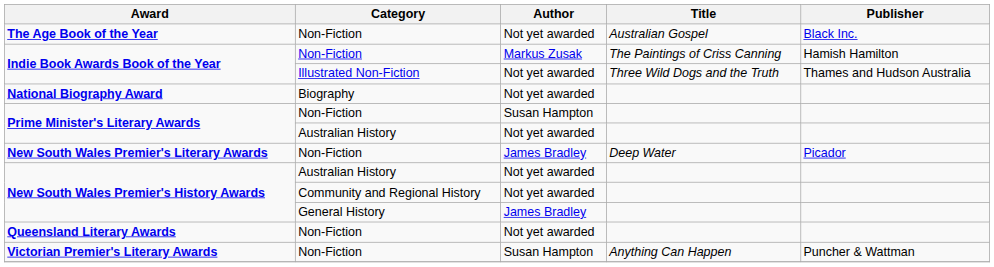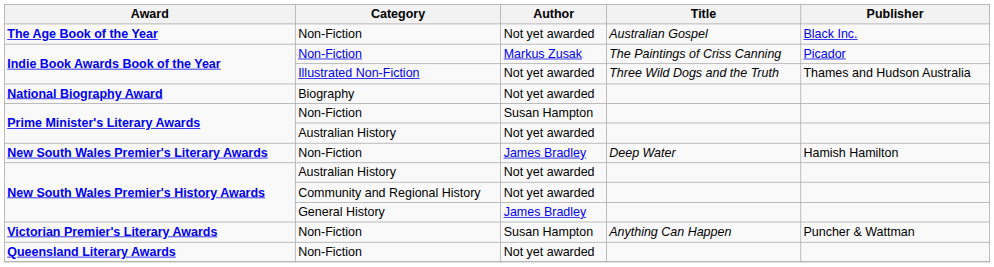(851, 53) Hamish Hamilton -> (825, 53) Picador
(825, 152) Picador -> (851, 152) Hamish Hamilton
rows swapped: (92, 232) <-> (112, 251)
